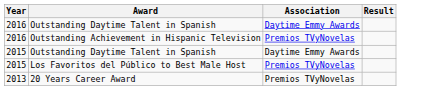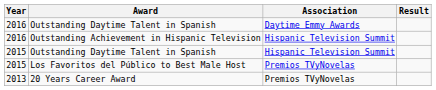(310, 38) Premios TVyNovelas -> (330, 38) Hispanic Television Summit
(312, 52) Daytime Emmy Awards -> (330, 52) Hispanic Television Summit
